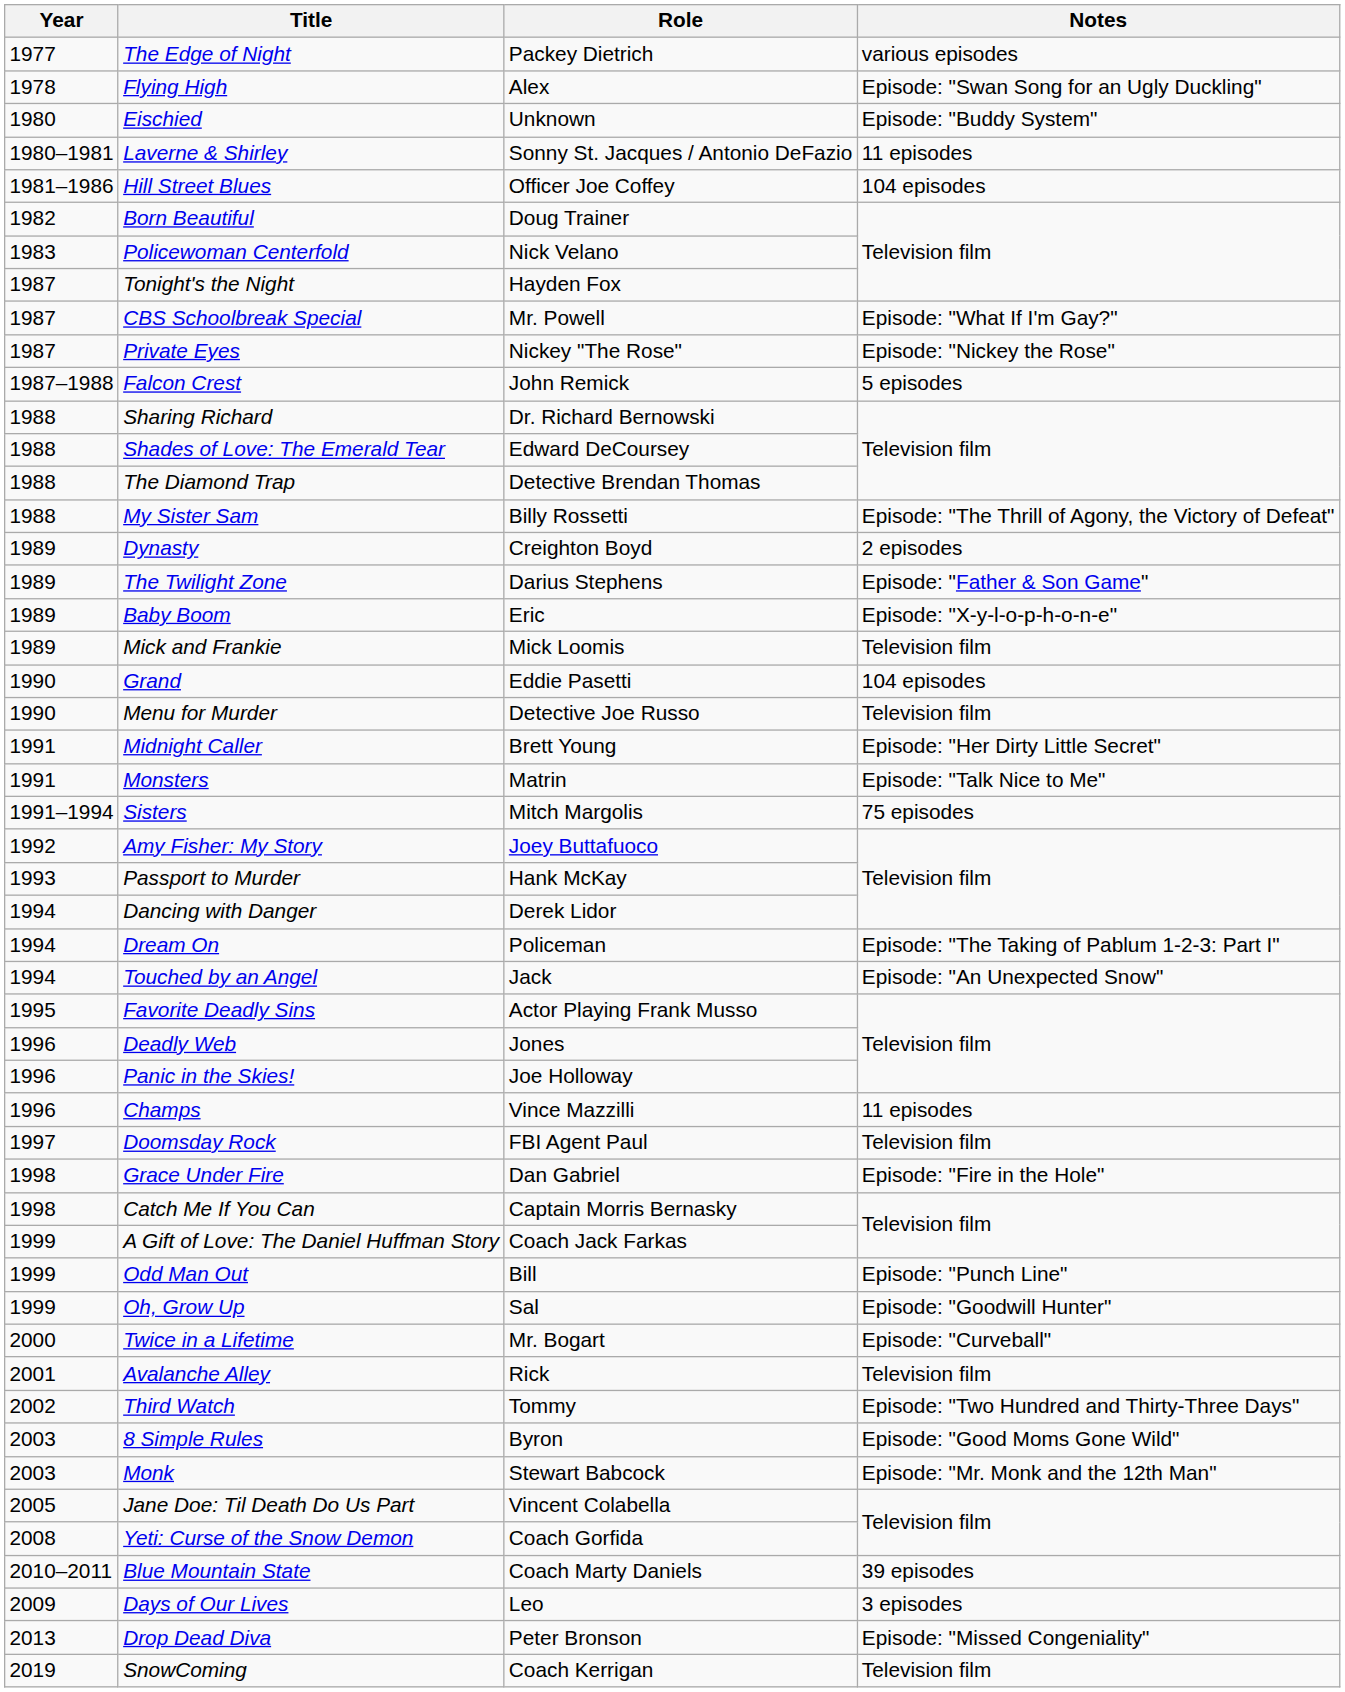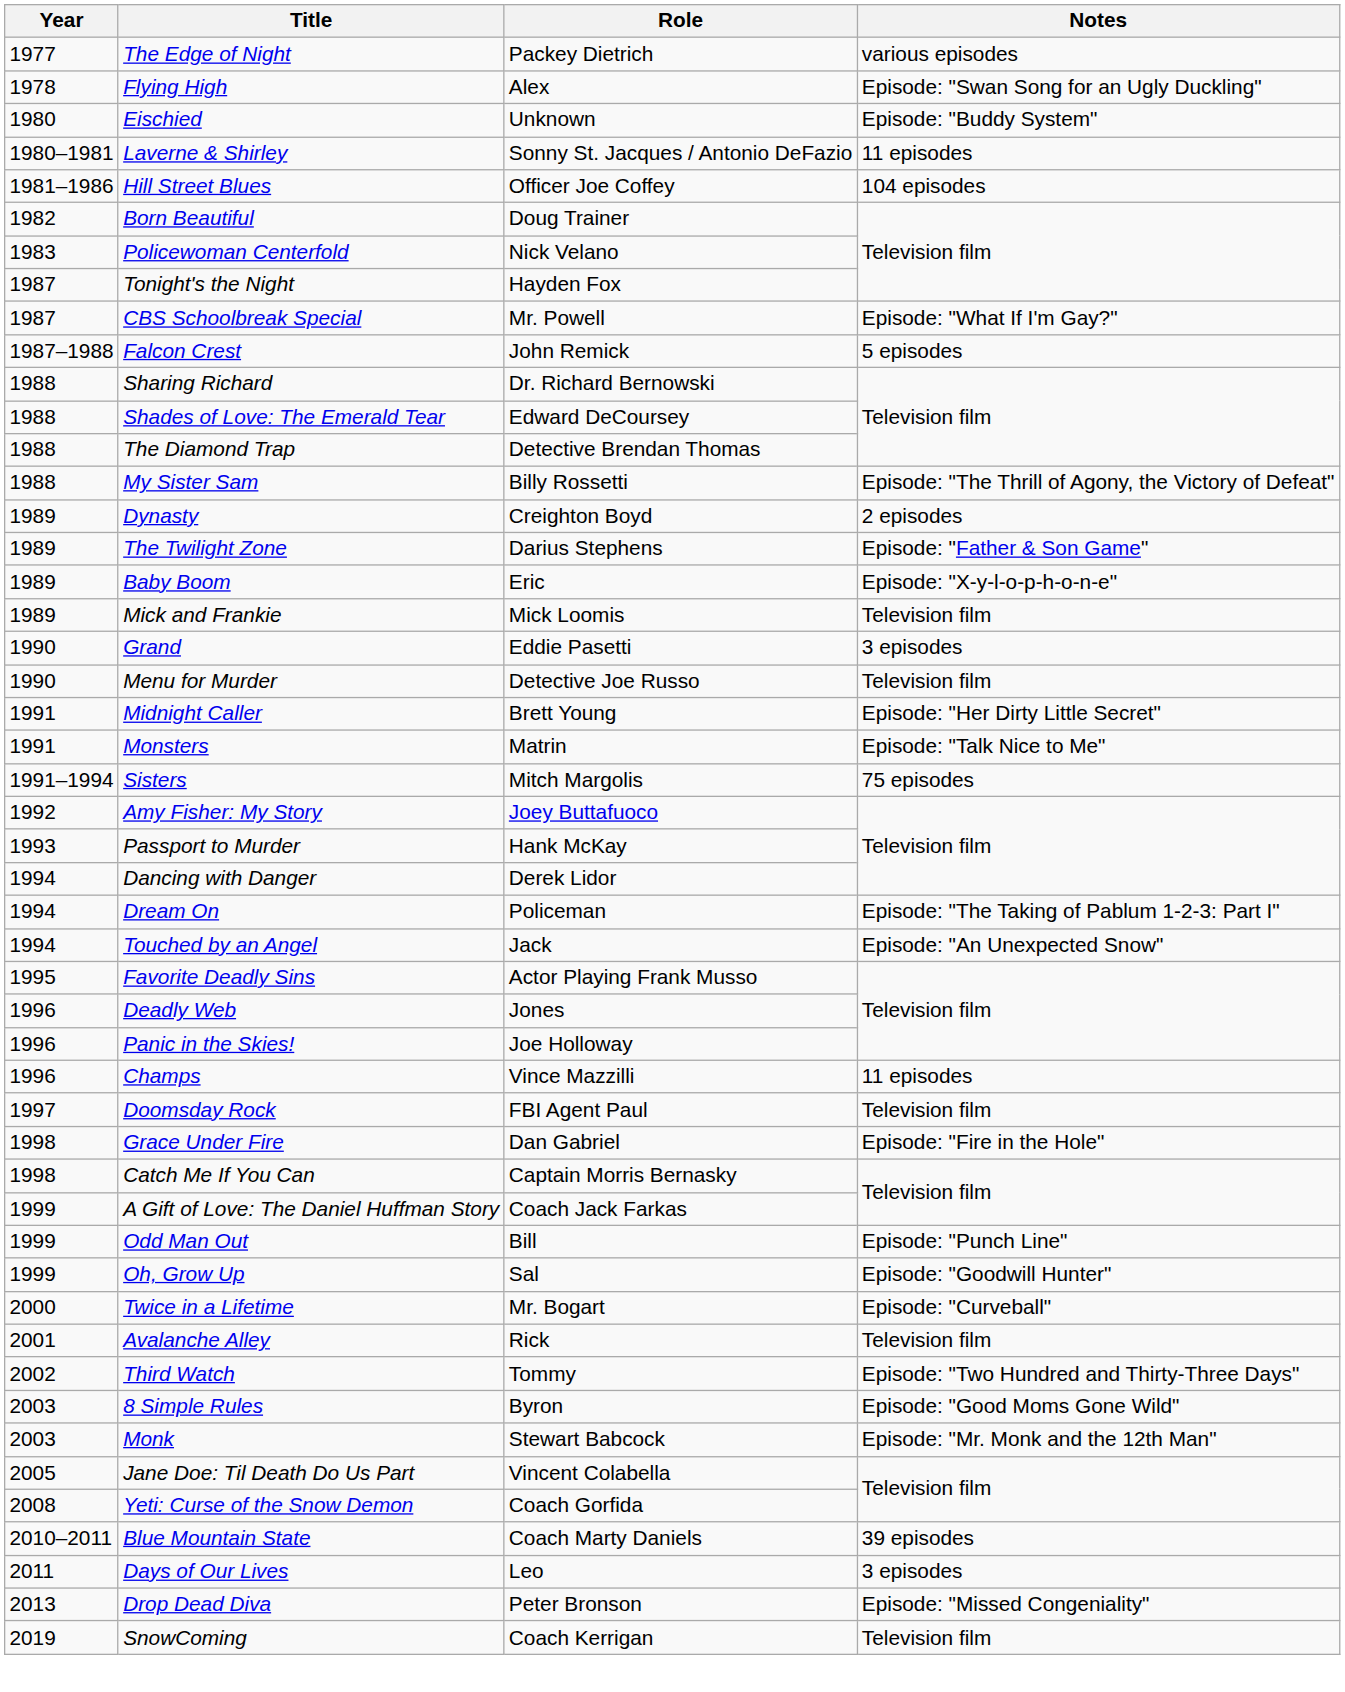- row: (182, 350)
(924, 680) 104 episodes -> (912, 647) 3 episodes
(33, 1604) 2009 -> (32, 1571) 2011
